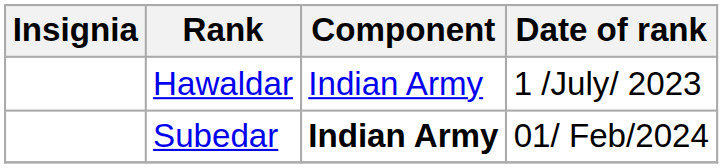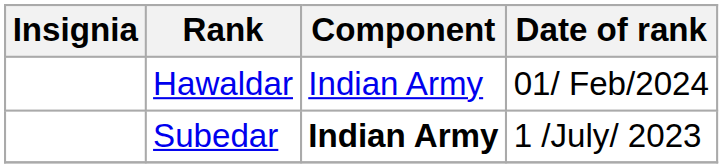(608, 83) 1 /July/ 2023 -> (611, 83) 01/ Feb/2024
(611, 135) 01/ Feb/2024 -> (608, 135) 1 /July/ 2023
